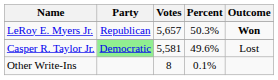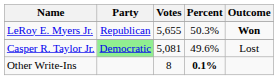(169, 30) 5,657 -> (169, 30) 5,655
(169, 48) 5,581 -> (169, 48) 5,081
(205, 65) normal -> (205, 65) bold
